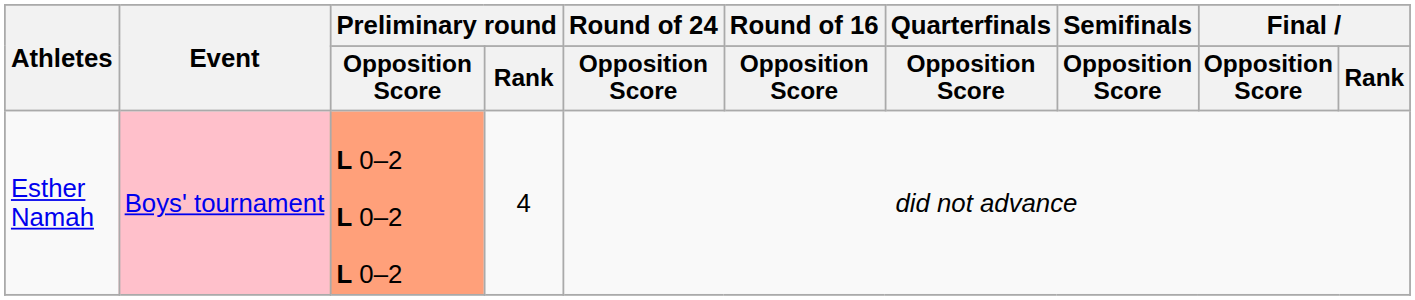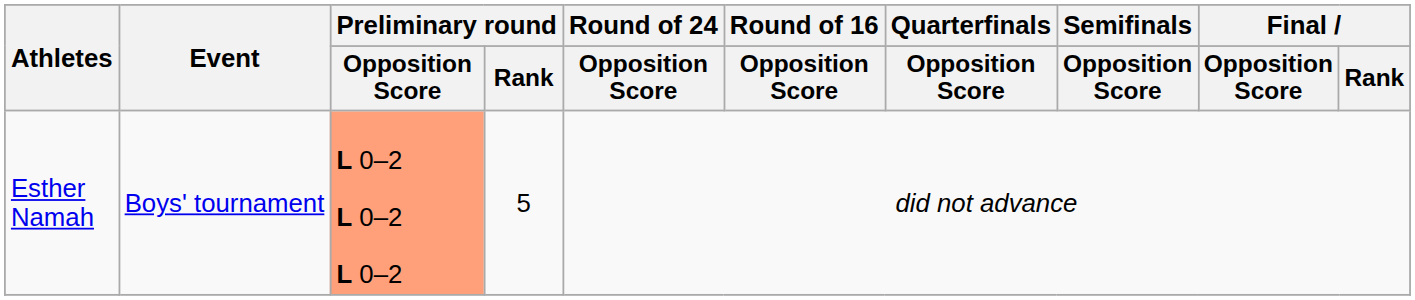(224, 203) pink background -> (224, 203) no background
(524, 203) 4 -> (524, 203) 5
